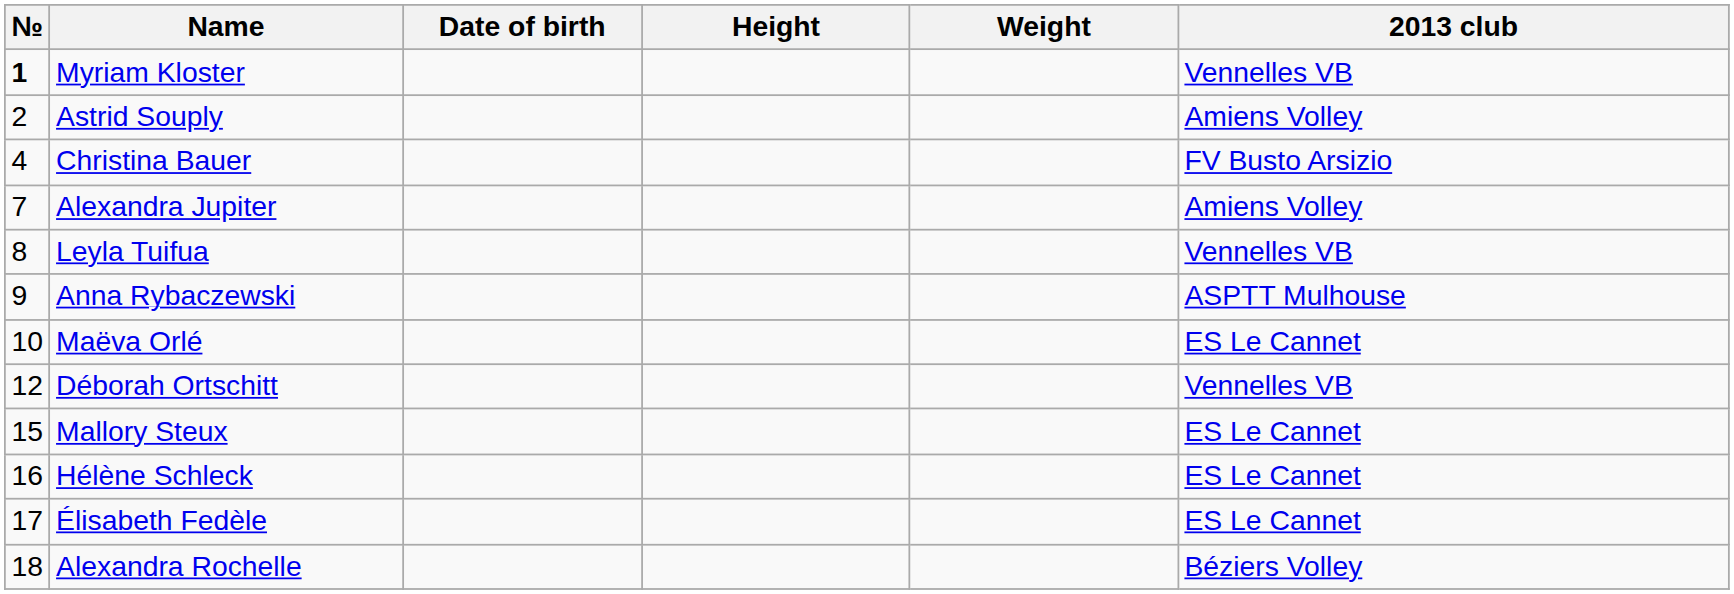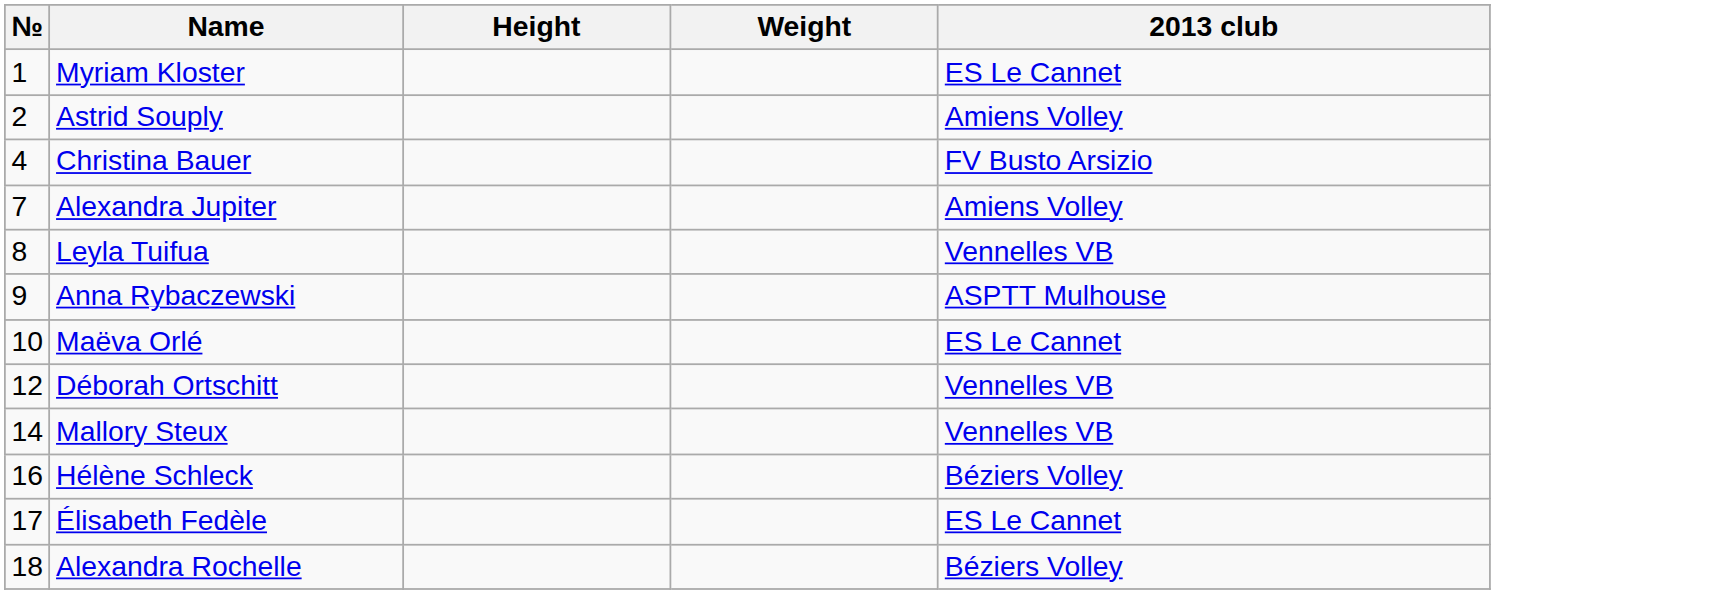- column: (522, 26)
(19, 71) bold -> (19, 71) normal
(1269, 71) Vennelles VB -> (1033, 71) ES Le Cannet
(27, 431) 15 -> (27, 431) 14
(1273, 431) ES Le Cannet -> (1029, 431) Vennelles VB
(1273, 476) ES Le Cannet -> (1034, 476) Béziers Volley
